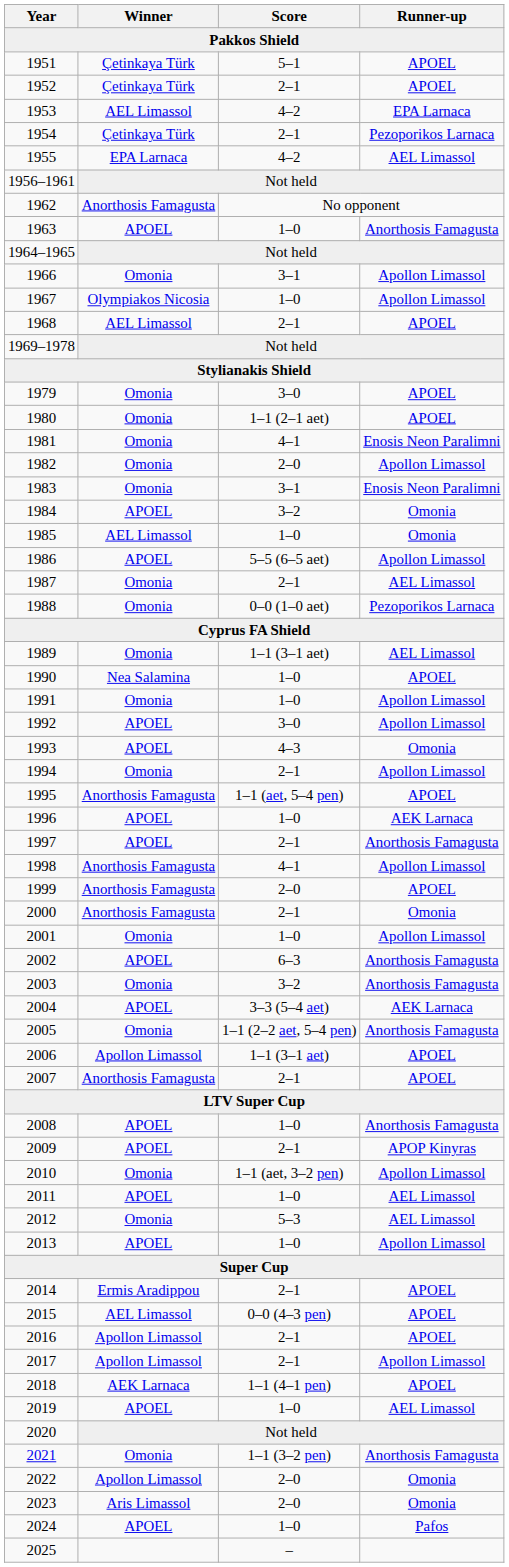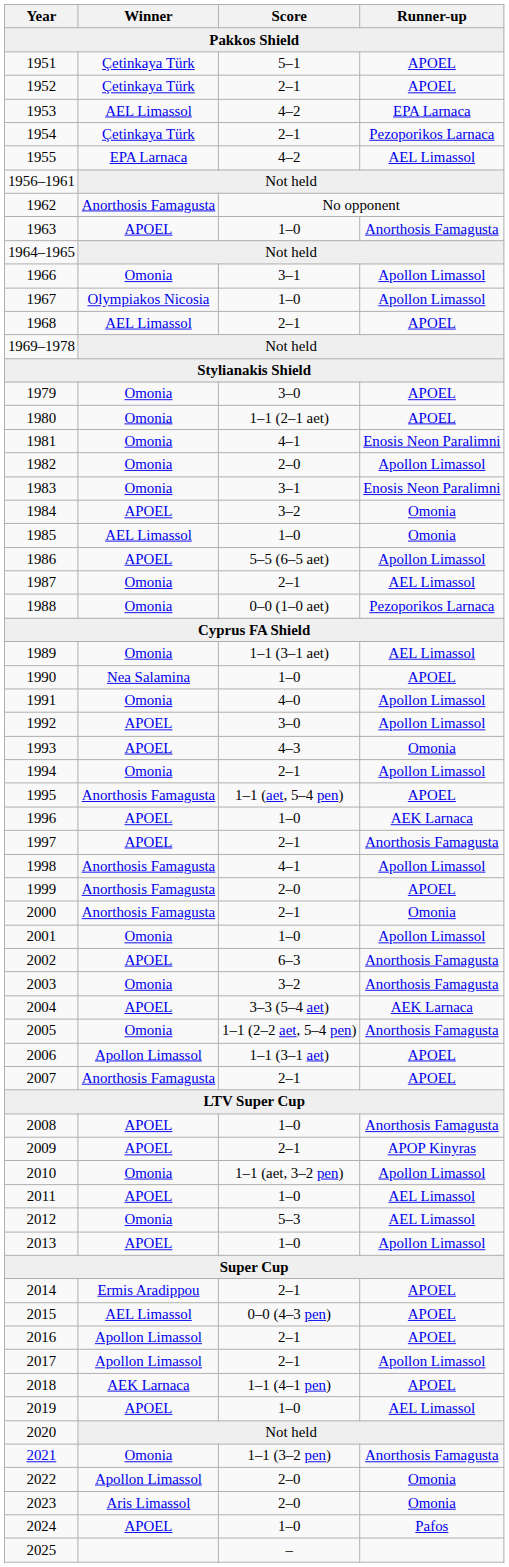(289, 700) 1–0 -> (289, 700) 4–0
